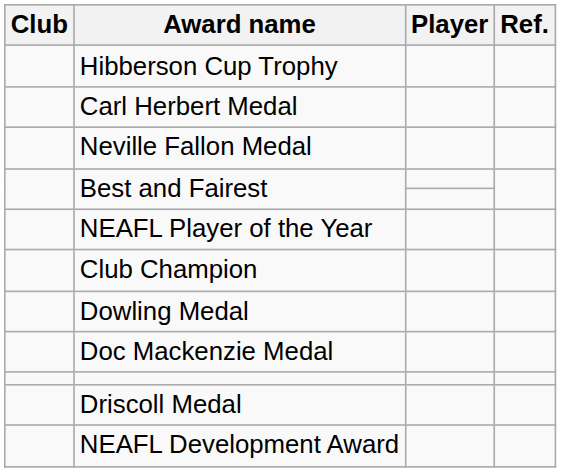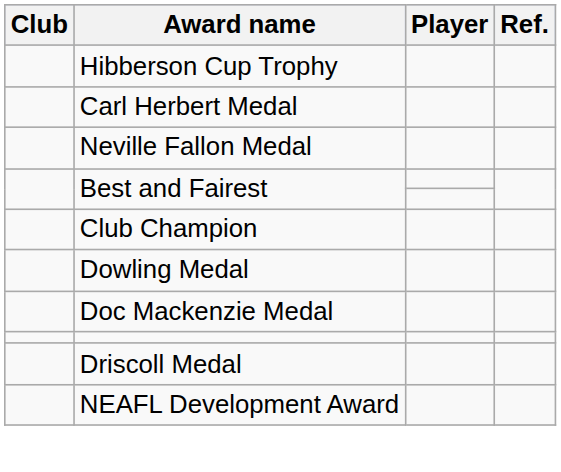- row: (39, 230)
